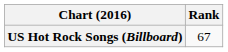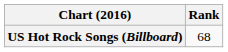(204, 36) 67 -> (204, 36) 68
